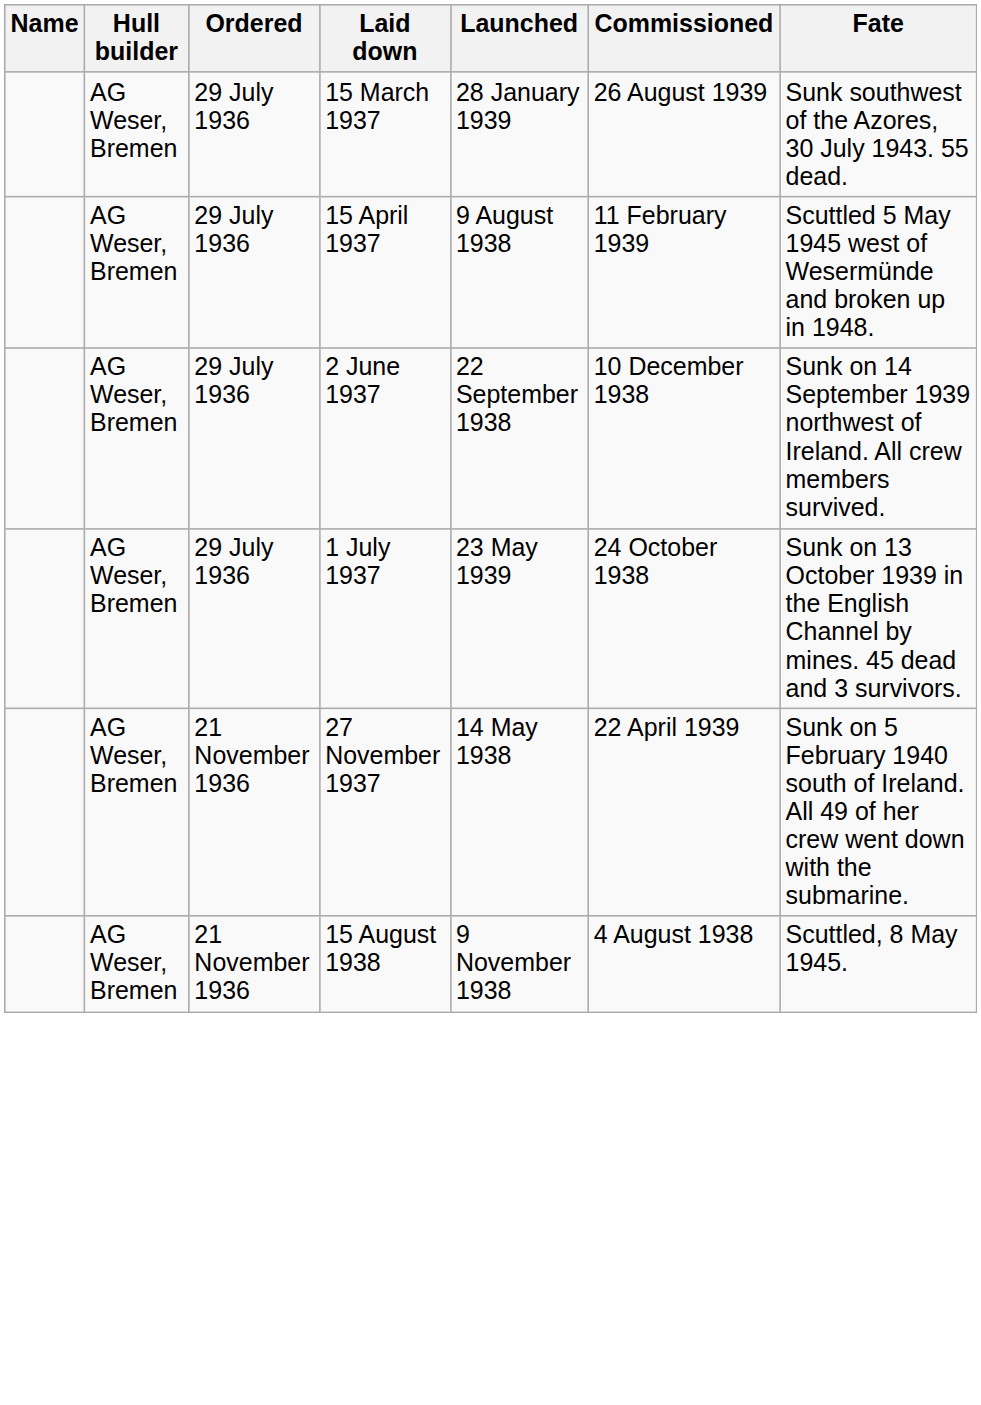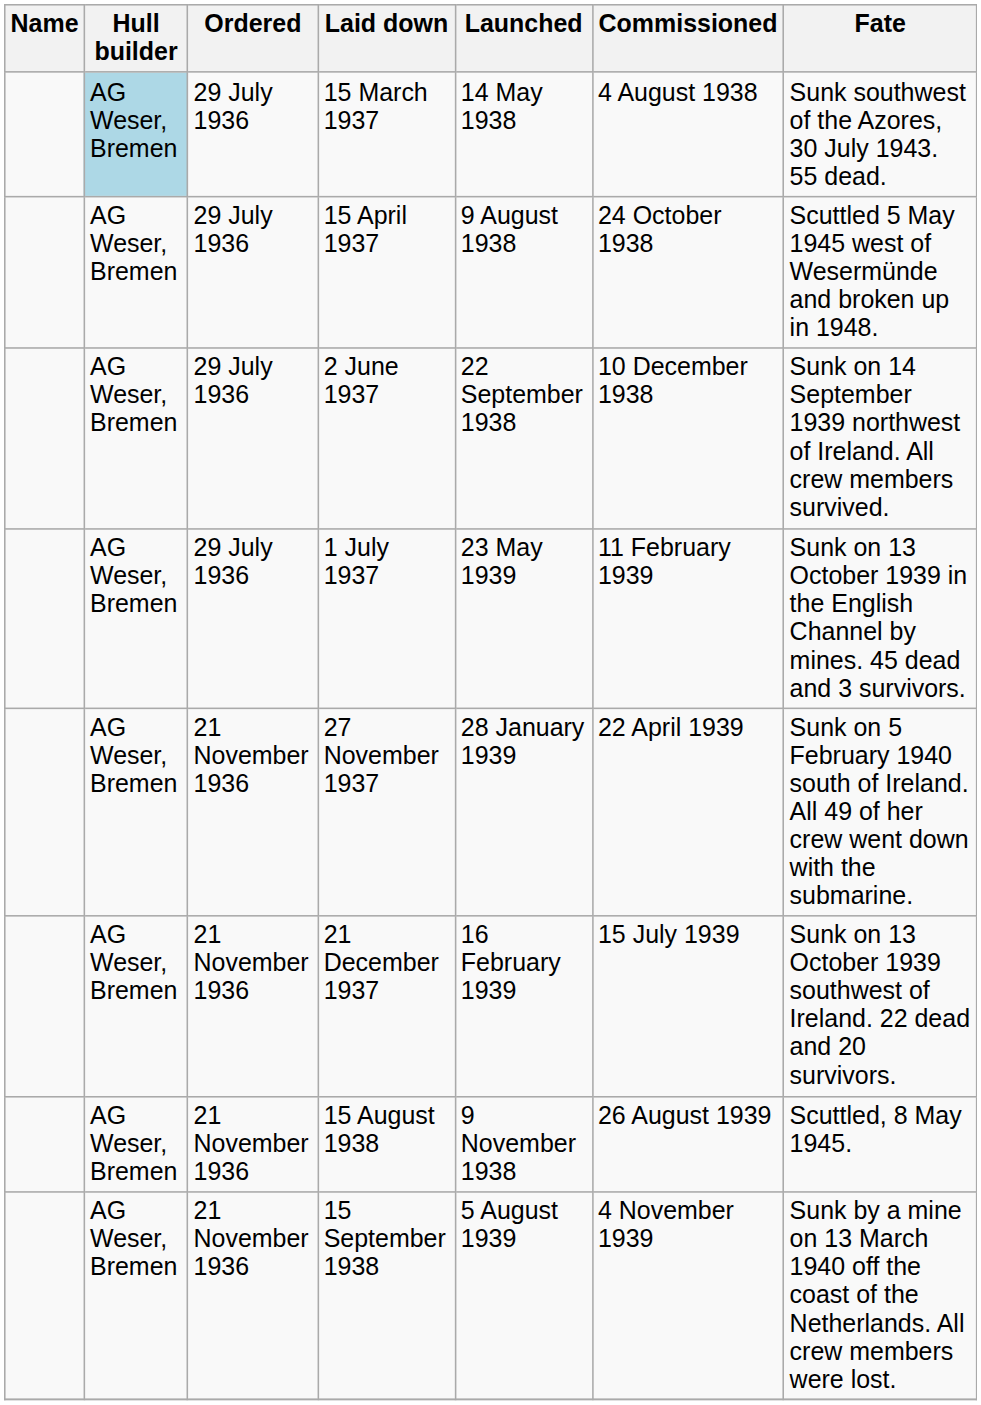(134, 120) no background -> (134, 120) lightblue background
(518, 105) 28 January 1939 -> (502, 105) 14 May 1938
(680, 91) 26 August 1939 -> (678, 91) 4 August 1938
(660, 229) 11 February 1939 -> (660, 229) 24 October 1938
(655, 561) 24 October 1938 -> (664, 561) 11 February 1939
(497, 741) 14 May 1938 -> (523, 741) 28 January 1939
+ row: (381, 963)
(674, 935) 4 August 1938 -> (685, 1115) 26 August 1939
+ row: (385, 1239)
